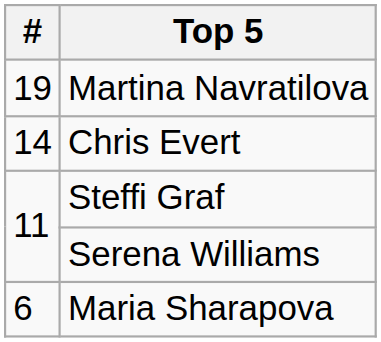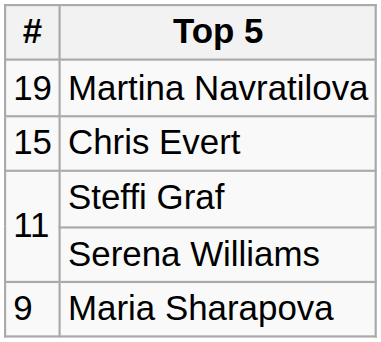(33, 142) 14 -> (33, 142) 15
(23, 308) 6 -> (23, 308) 9
